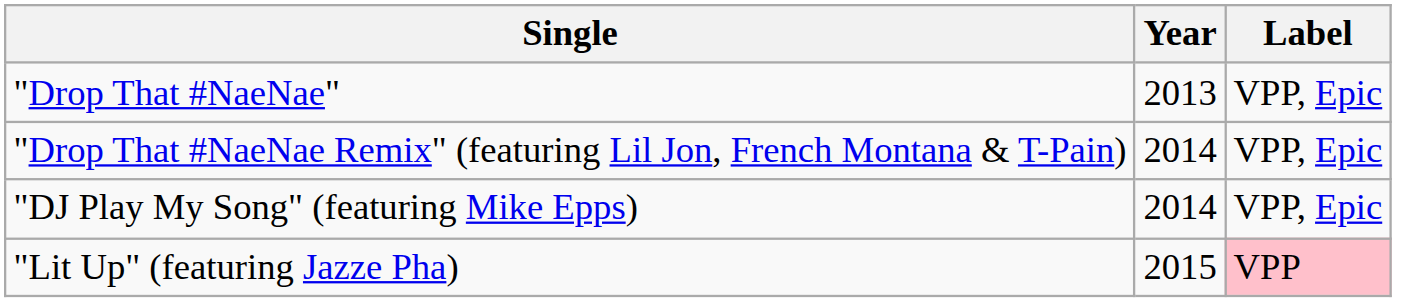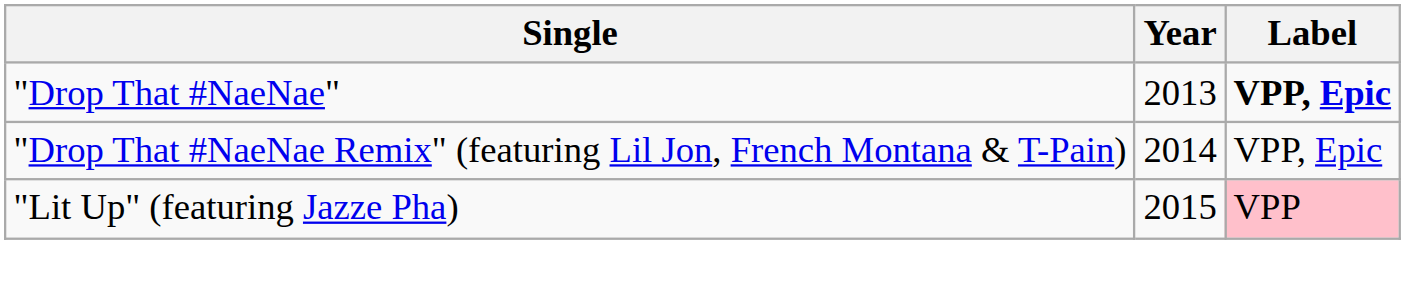(1308, 91) normal -> (1312, 91) bold
- row: (326, 207)
